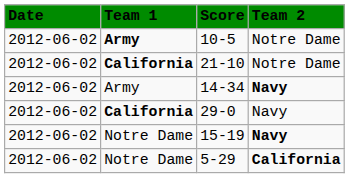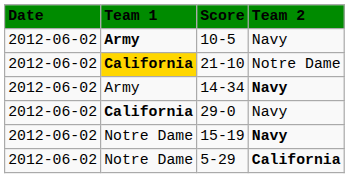(296, 40) Notre Dame -> (270, 40) Navy
(149, 64) no background -> (149, 64) gold background
